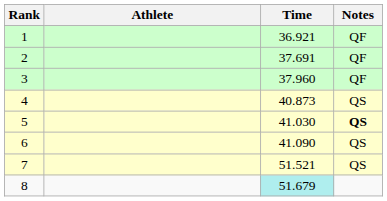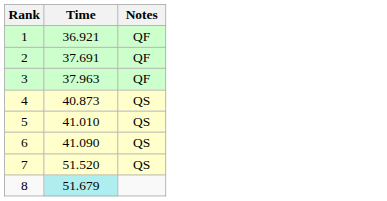- column: (152, 15)
(297, 79) 37.960 -> (81, 79) 37.963
(297, 121) 41.030 -> (81, 121) 41.010
(358, 121) bold -> (142, 121) normal
(297, 164) 51.521 -> (81, 164) 51.520
